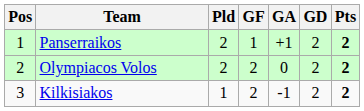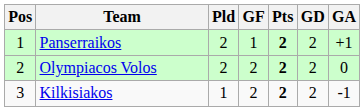columns swapped: (284, 17) <-> (345, 17)
